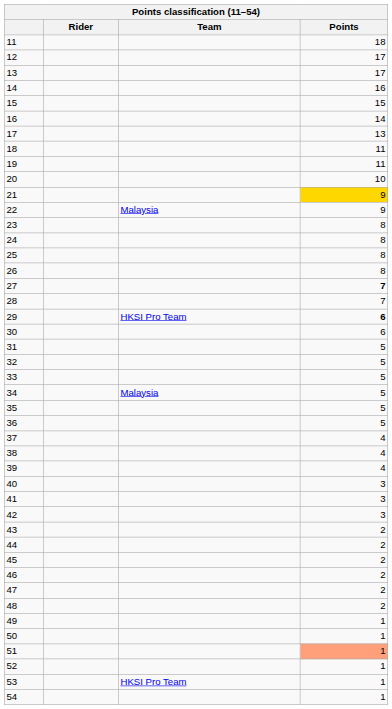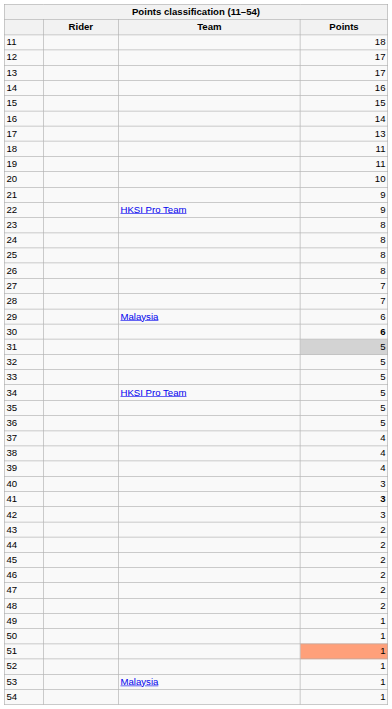(383, 194) gold background -> (383, 194) no background
(139, 210) Malaysia -> (153, 210) HKSI Pro Team
(383, 286) bold -> (383, 286) normal
(153, 316) HKSI Pro Team -> (139, 316) Malaysia
(383, 316) bold -> (383, 316) normal
(383, 331) normal -> (383, 331) bold
(383, 347) no background -> (383, 347) lightgrey background
(139, 392) Malaysia -> (153, 392) HKSI Pro Team
(383, 499) normal -> (383, 499) bold
(153, 682) HKSI Pro Team -> (139, 682) Malaysia
